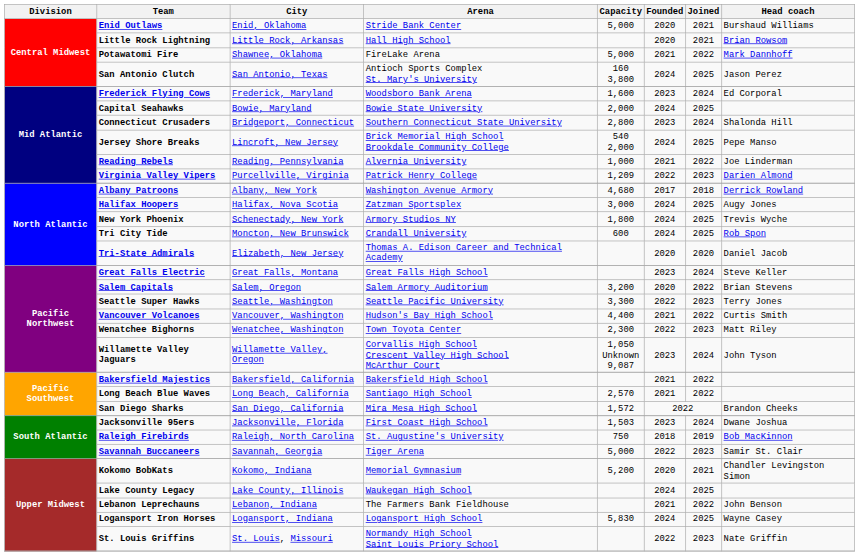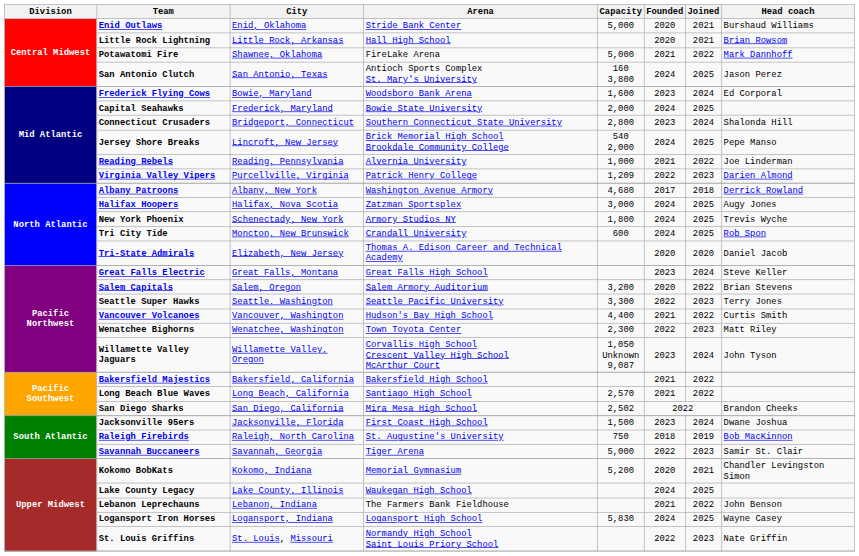(282, 94) Frederick, Maryland -> (272, 94) Bowie, Maryland
(272, 108) Bowie, Maryland -> (282, 108) Frederick, Maryland
(621, 408) 1,572 -> (621, 408) 2,502
(621, 423) 1,503 -> (621, 423) 1,500
